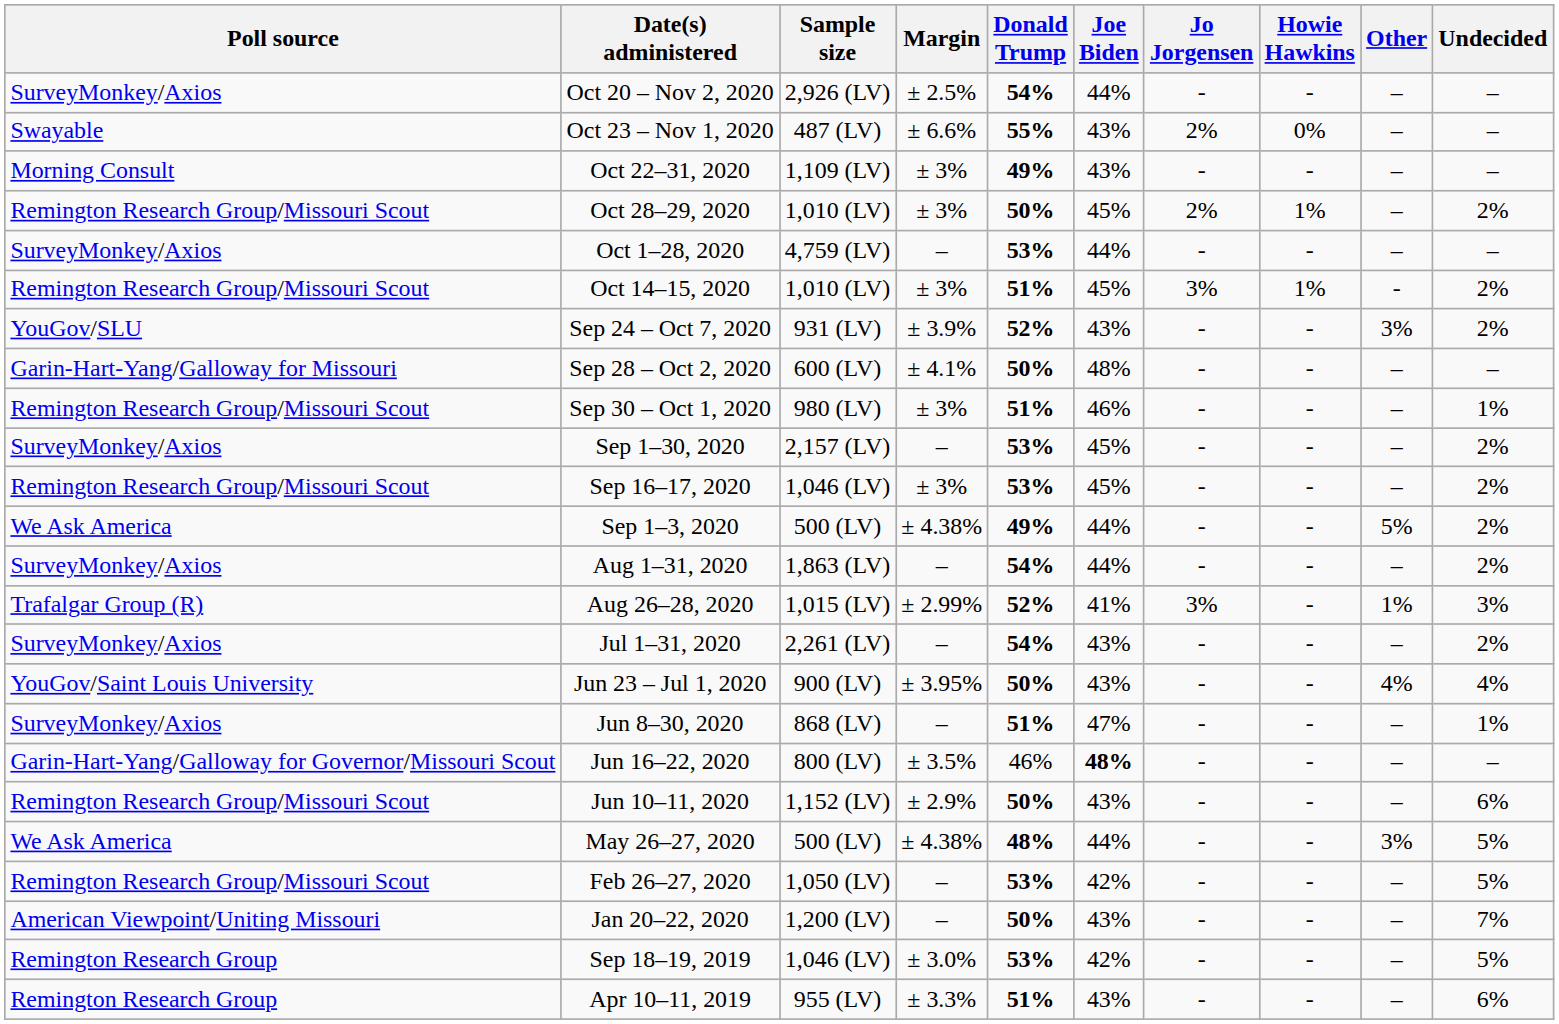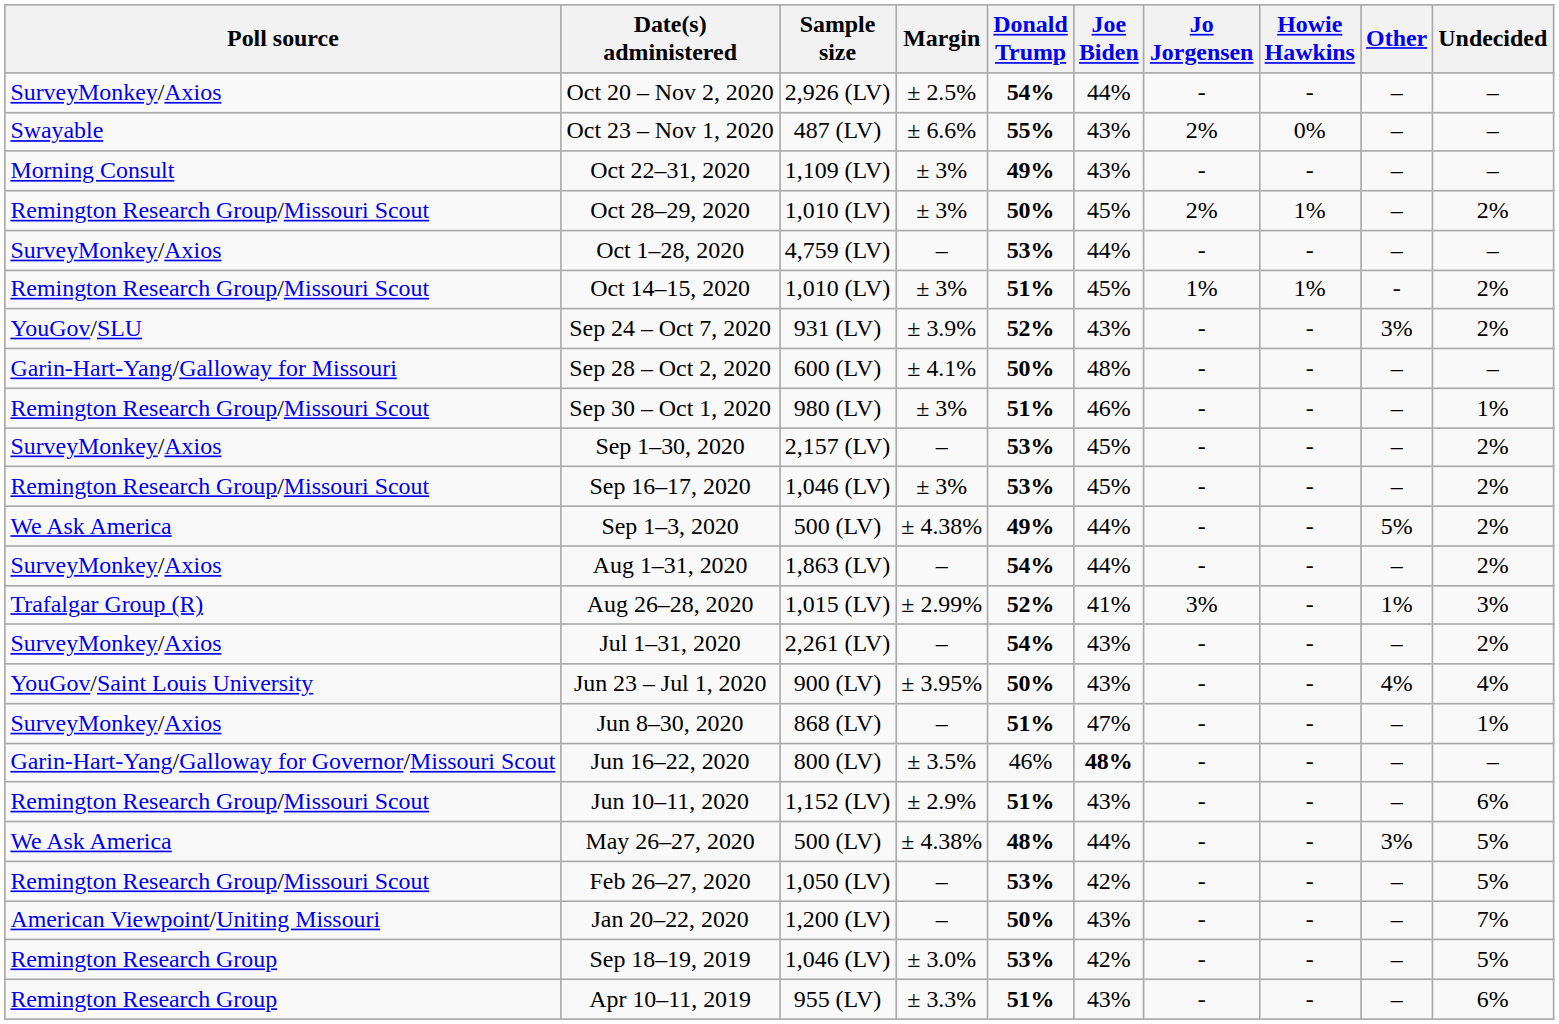(1202, 289) 3% -> (1202, 289) 1%
(1031, 801) 50% -> (1031, 801) 51%
